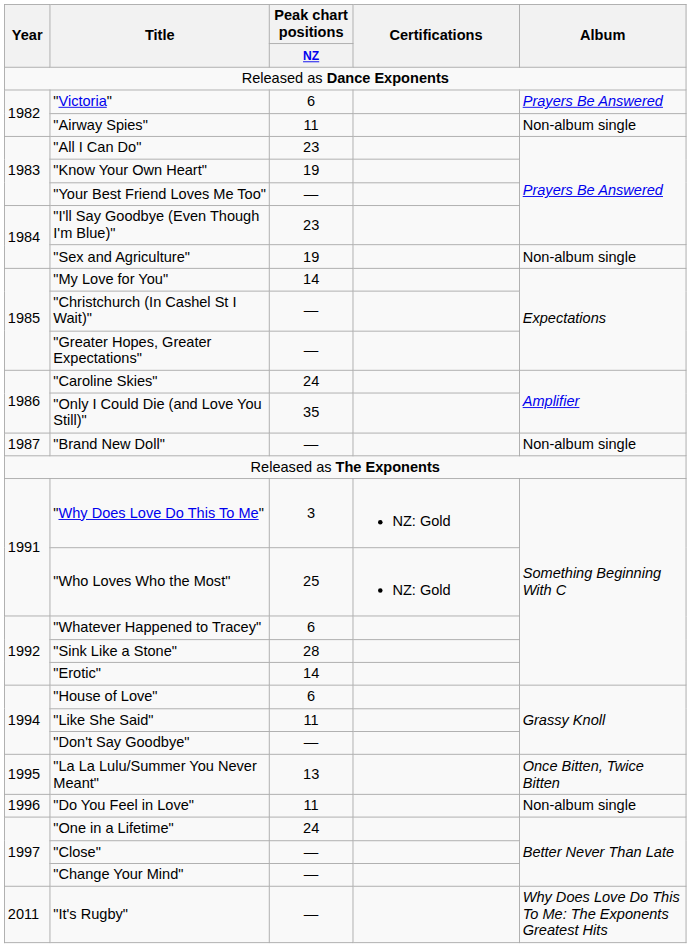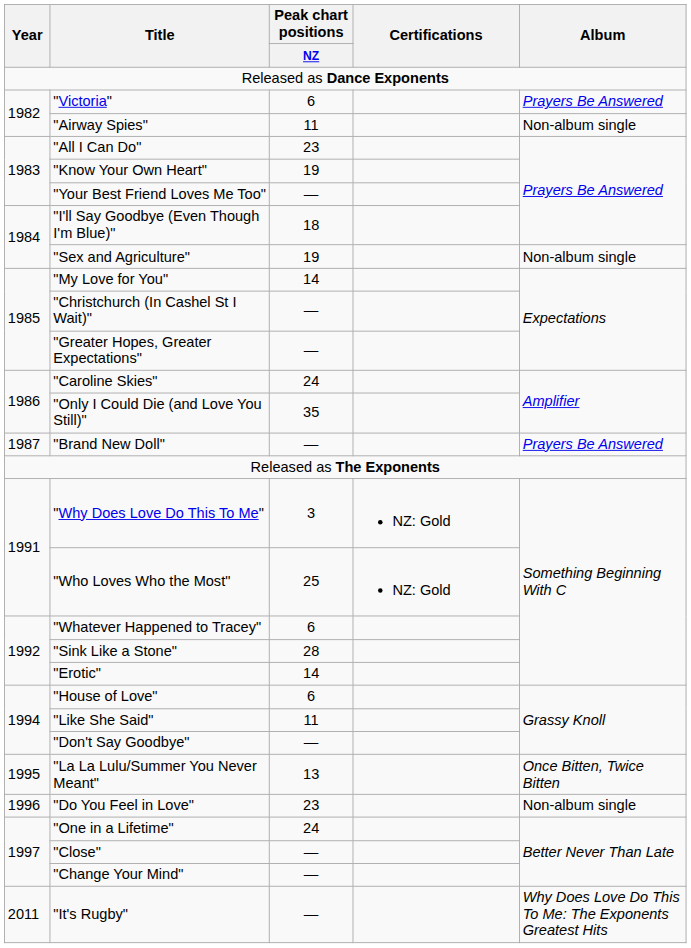(311, 225) 23 -> (311, 225) 18
(579, 444) Non-album single -> (593, 444) Prayers Be Answered
(311, 805) 11 -> (311, 805) 23
